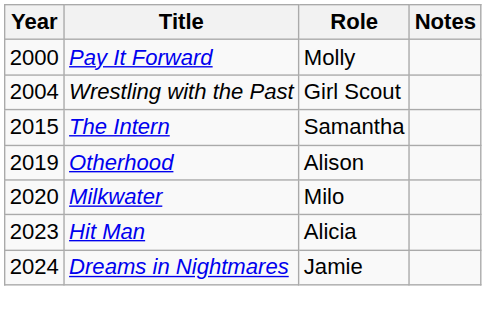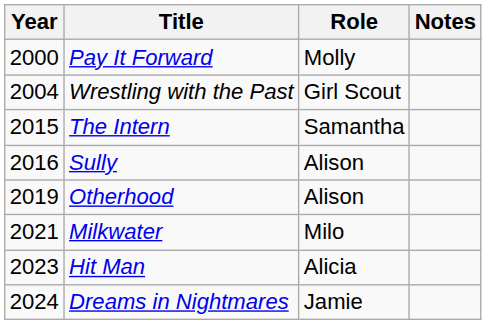+ row: (93, 162)
(34, 197) 2020 -> (34, 232) 2021
